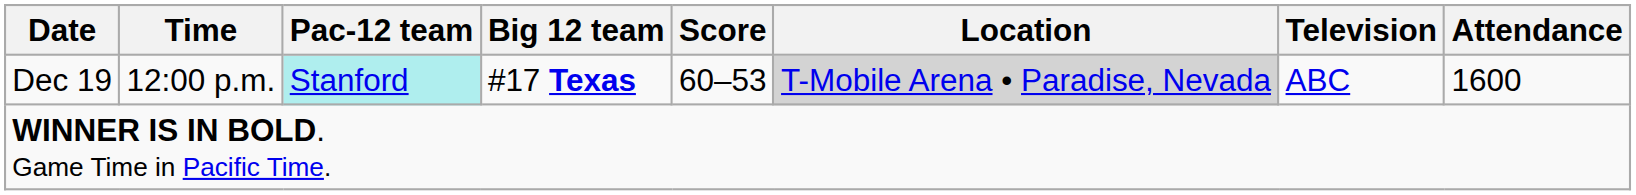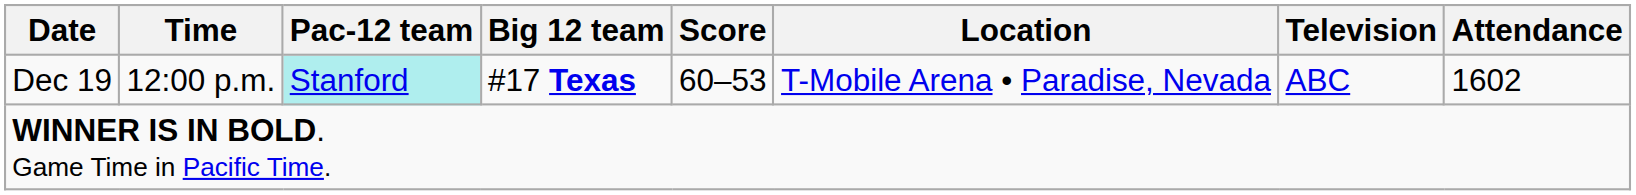(1026, 80) lightgrey background -> (1026, 80) no background
(1487, 80) 1600 -> (1487, 80) 1602
